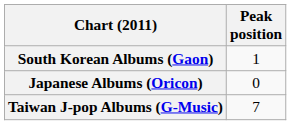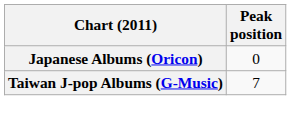- row: (115, 58)
